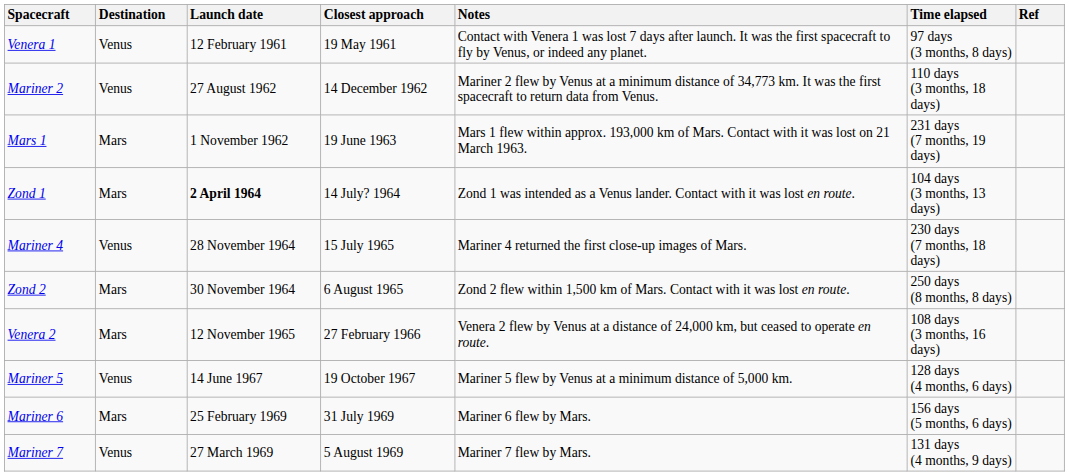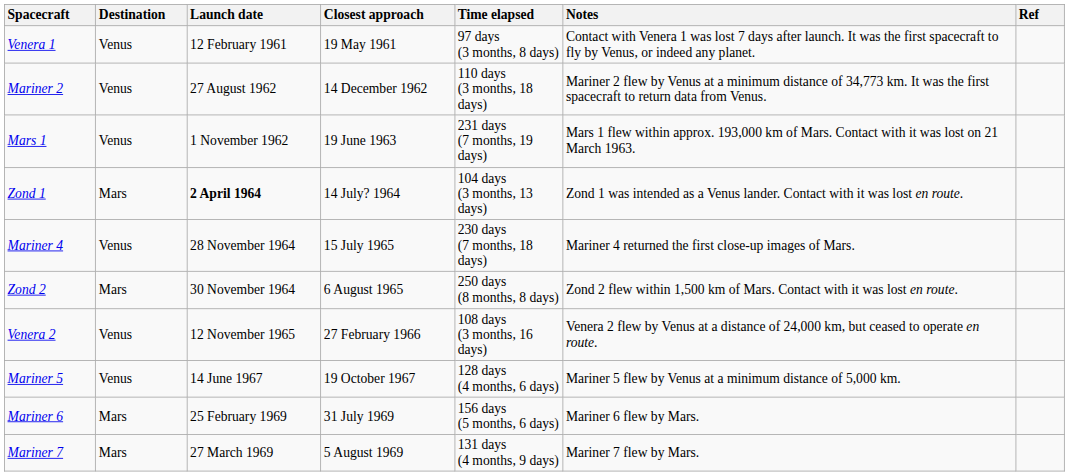columns swapped: (949, 15) <-> (474, 15)
(113, 141) Mars -> (115, 141) Venus
(113, 334) Mars -> (115, 334) Venus
(115, 452) Venus -> (113, 452) Mars
